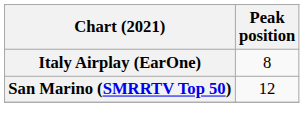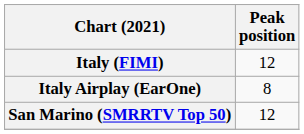+ row: (120, 62)
